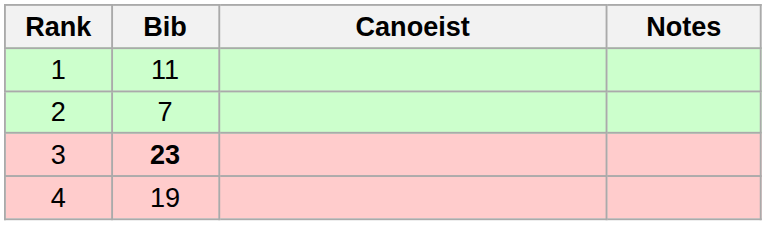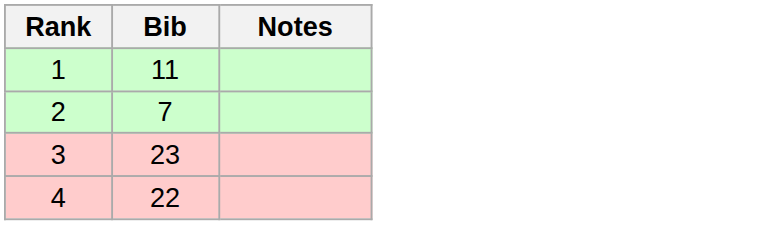- column: (413, 27)
(165, 155) bold -> (165, 155) normal
(165, 198) 19 -> (165, 198) 22
